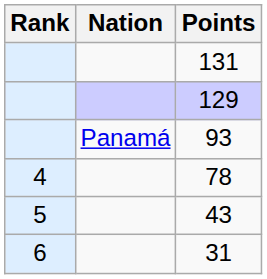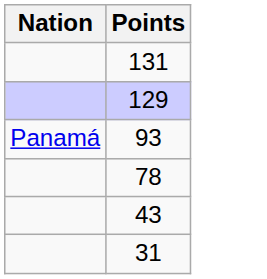- column: (40, 23)
